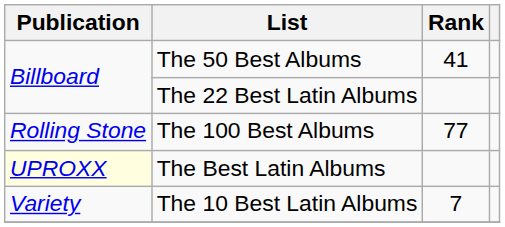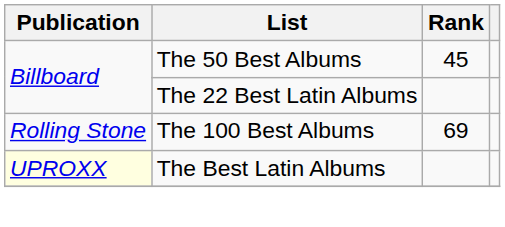(456, 58) 41 -> (456, 58) 45
(456, 131) 77 -> (456, 131) 69
- row: (287, 204)
